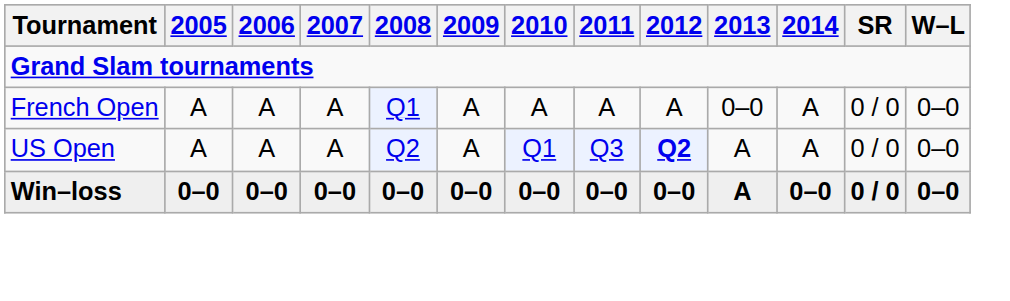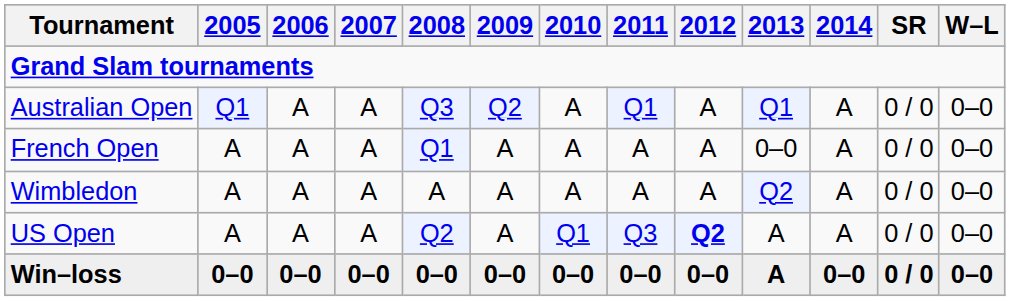+ row: (102, 108)
+ row: (74, 191)
